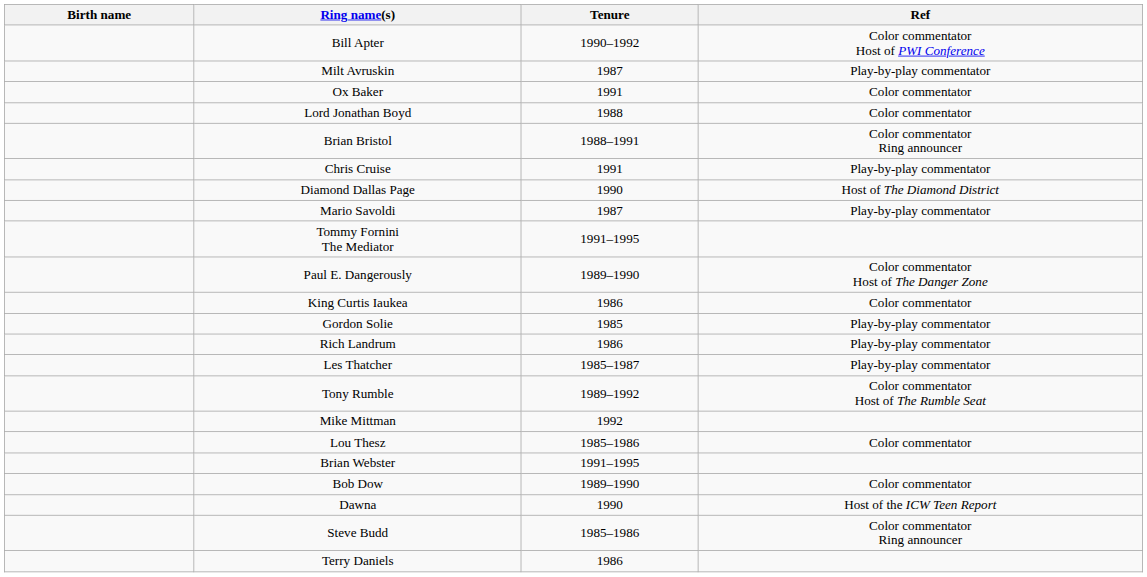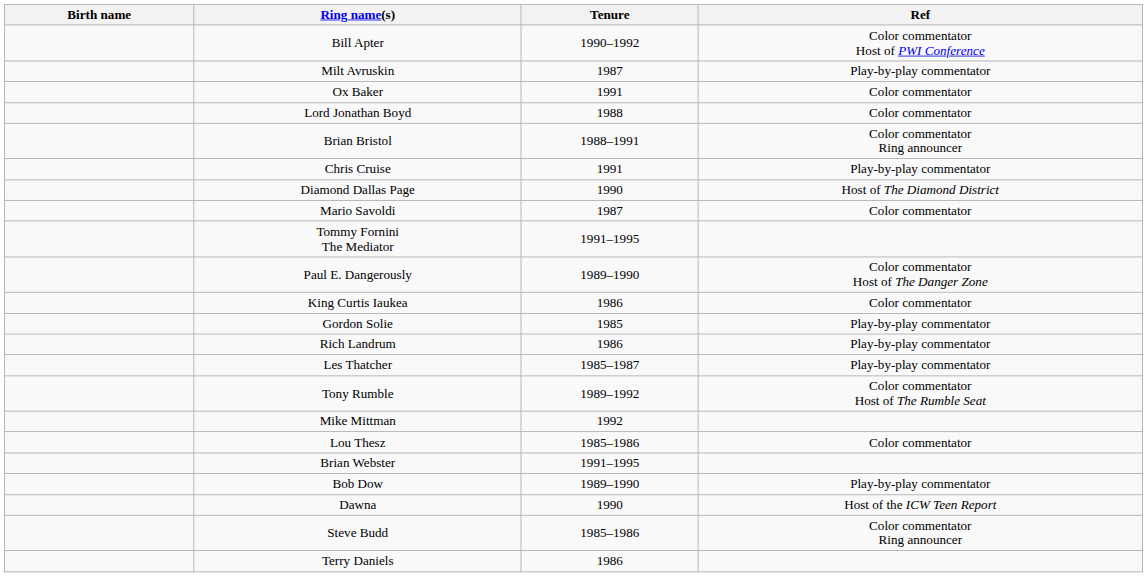(920, 210) Play-by-play commentator -> (920, 210) Color commentator
(920, 484) Color commentator -> (920, 484) Play-by-play commentator
